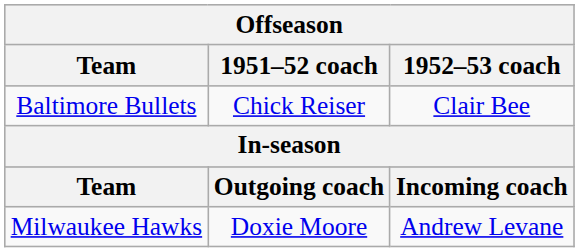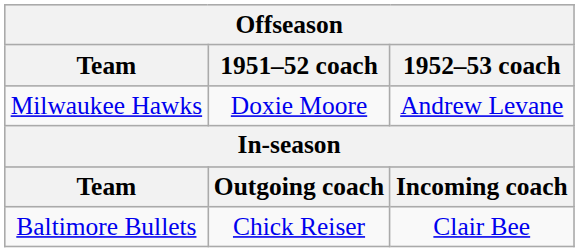rows swapped: (106, 226) <-> (106, 105)
